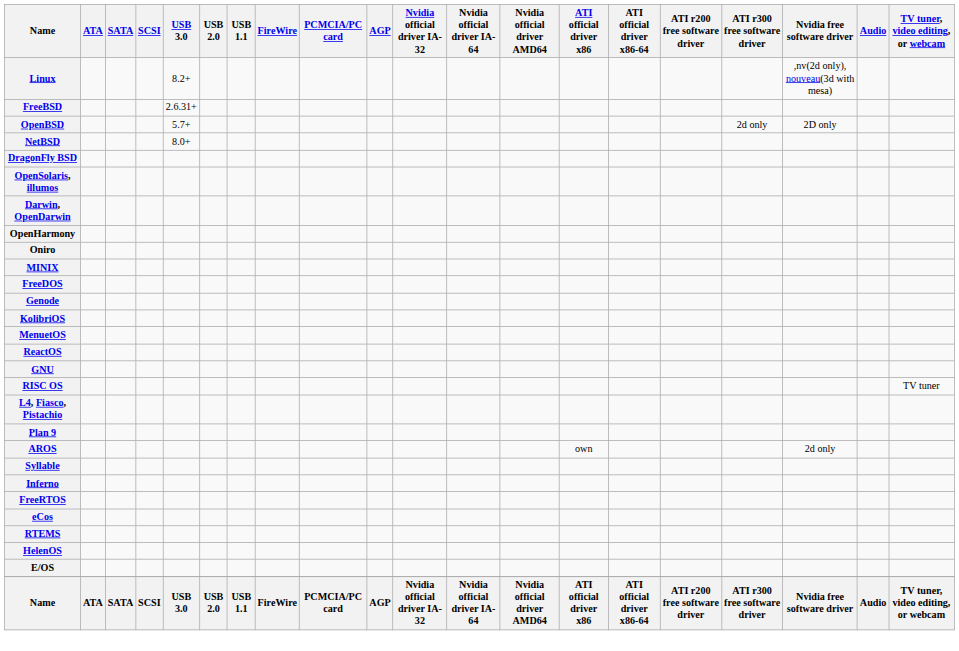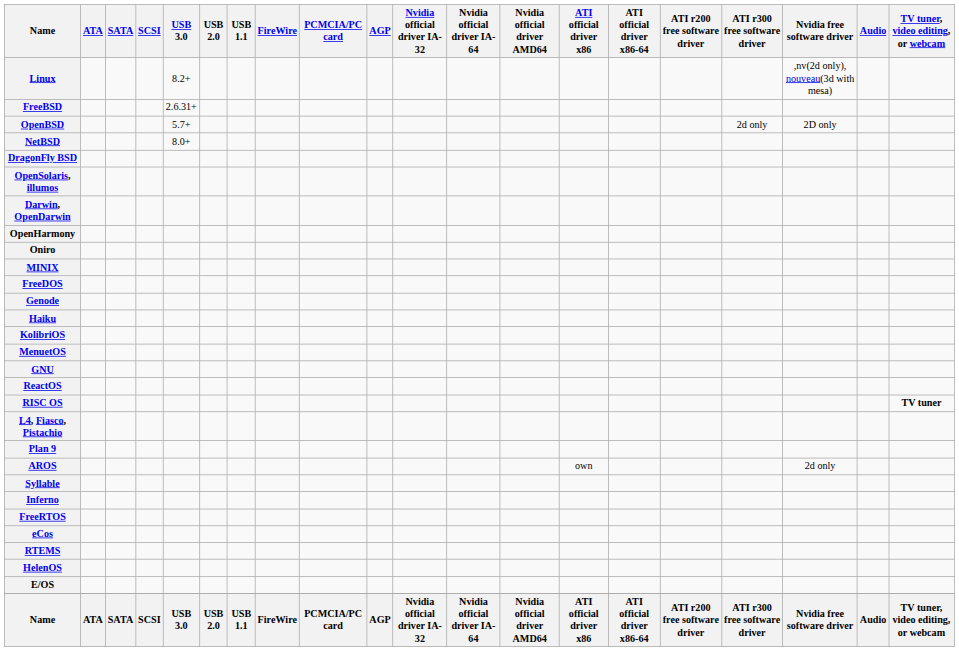+ row: (43, 318)
rows swapped: (43, 369) <-> (43, 352)
(921, 386) normal -> (921, 403) bold
